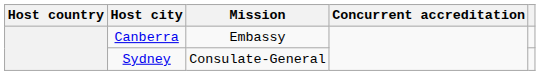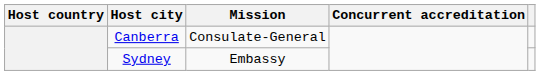(258, 37) Embassy -> (258, 37) Consulate-General
(258, 59) Consulate-General -> (258, 59) Embassy
